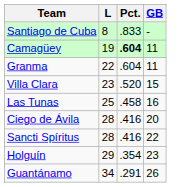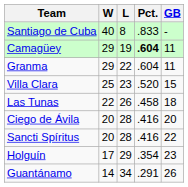+ column: (108, 13)
(108, 102) 25 -> (126, 102) 26
(153, 102) 16 -> (170, 102) 18
